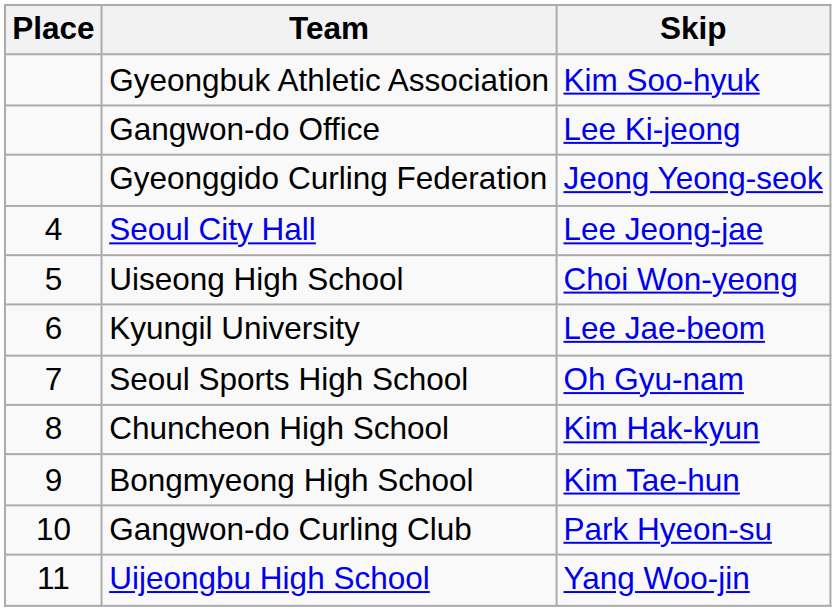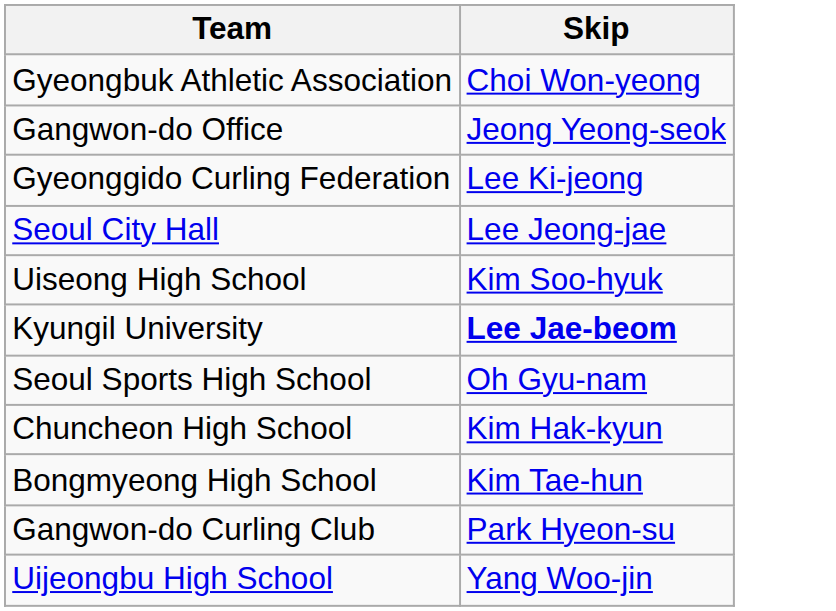- column: (53, 29)
(662, 79) Kim Soo-hyuk -> (584, 79) Choi Won-yeong
(652, 129) Lee Ki-jeong -> (596, 129) Jeong Yeong-seok
(693, 179) Jeong Yeong-seok -> (555, 179) Lee Ki-jeong
(681, 279) Choi Won-yeong -> (565, 279) Kim Soo-hyuk
(664, 329) normal -> (572, 329) bold
